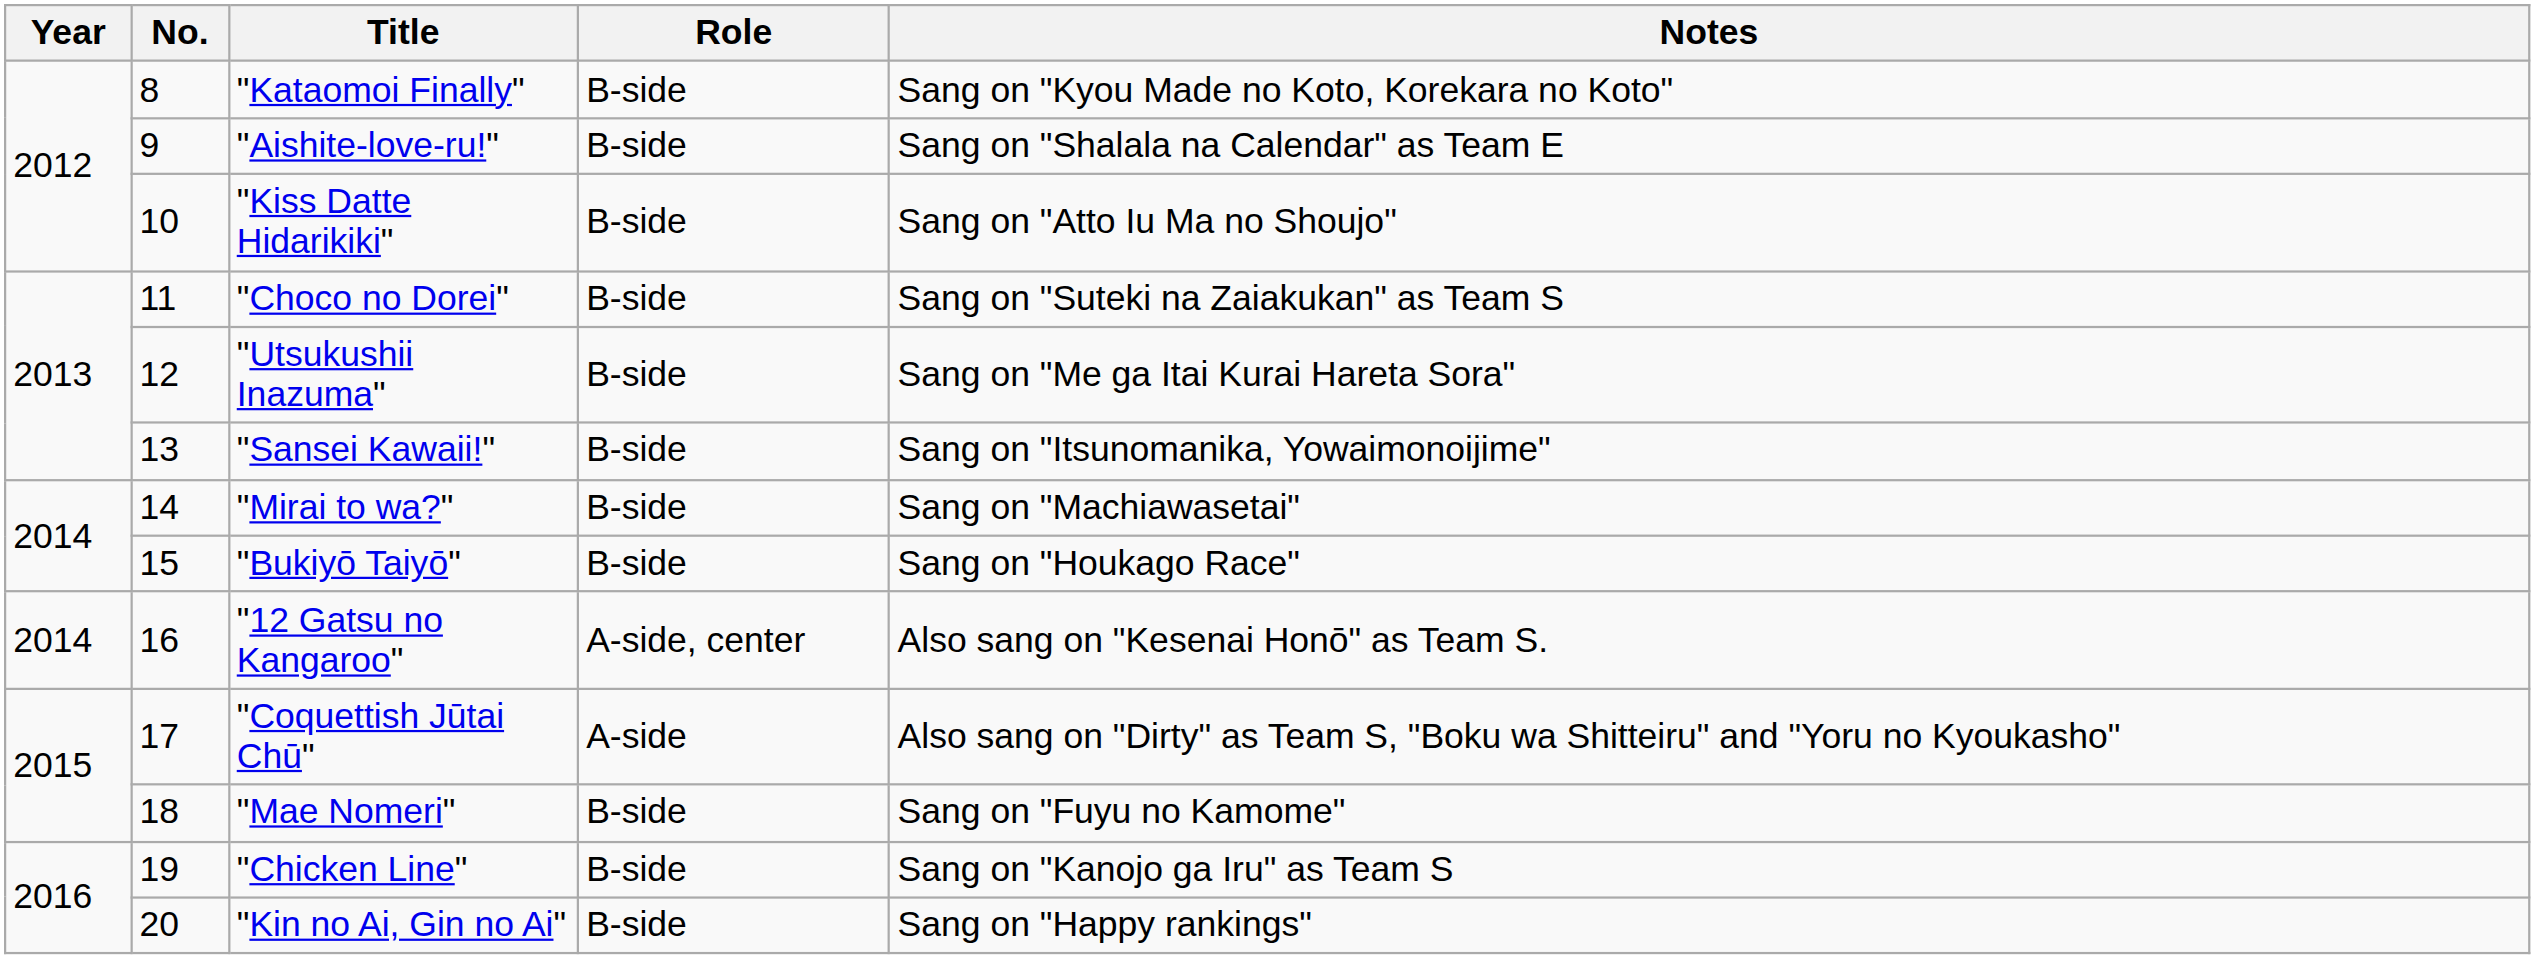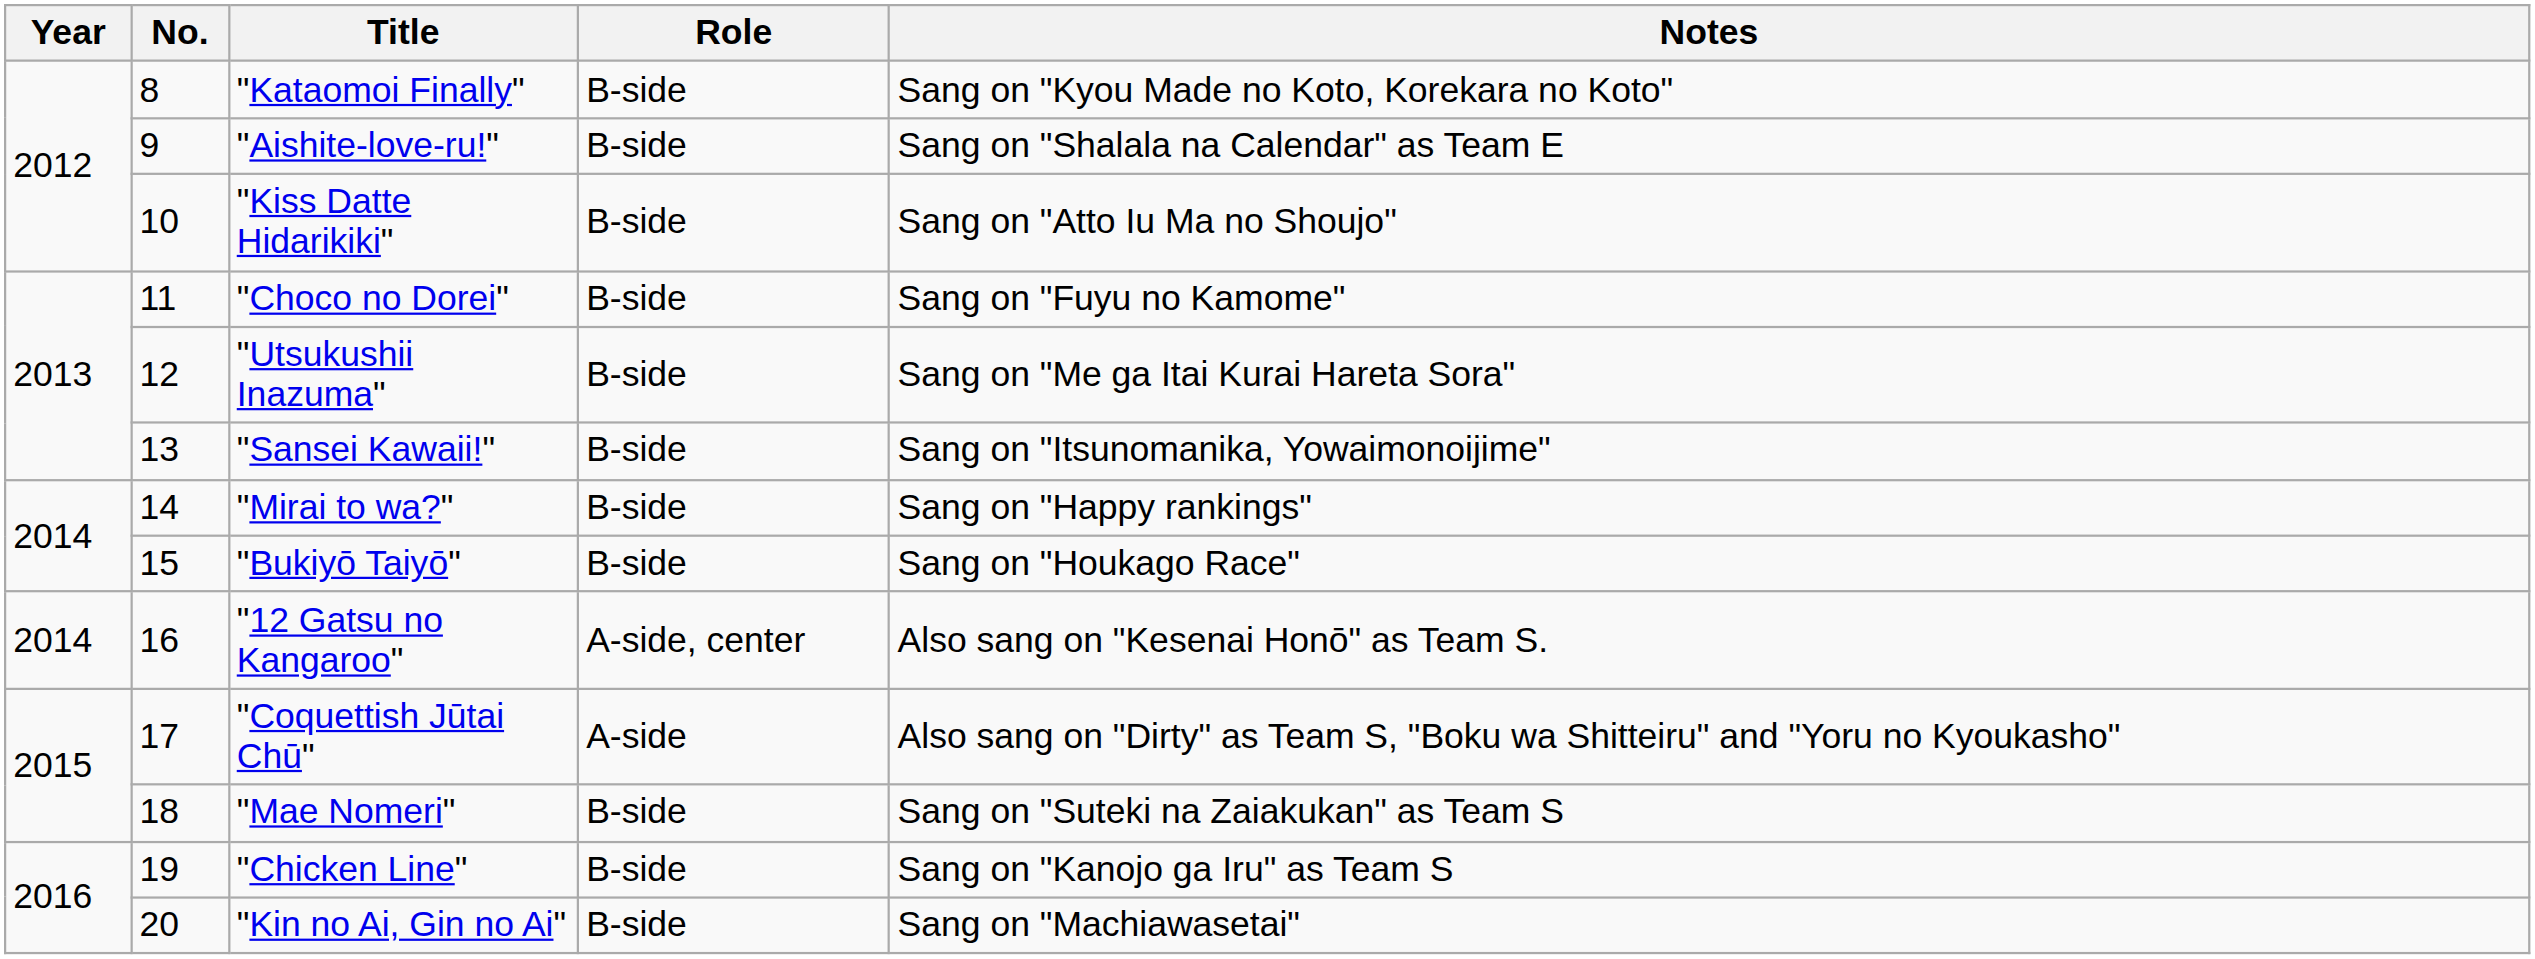(1231, 297) Sang on "Suteki na Zaiakukan" as Team S -> (1121, 297) Sang on "Fuyu no Kamome"
(1099, 506) Sang on "Machiawasetai" -> (1105, 506) Sang on "Happy rankings"
(1121, 812) Sang on "Fuyu no Kamome" -> (1231, 812) Sang on "Suteki na Zaiakukan" as Team S
(1105, 924) Sang on "Happy rankings" -> (1099, 924) Sang on "Machiawasetai"
